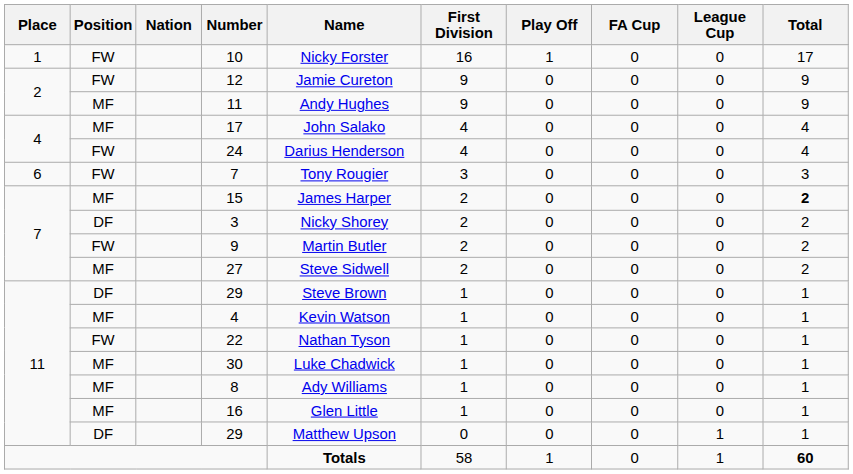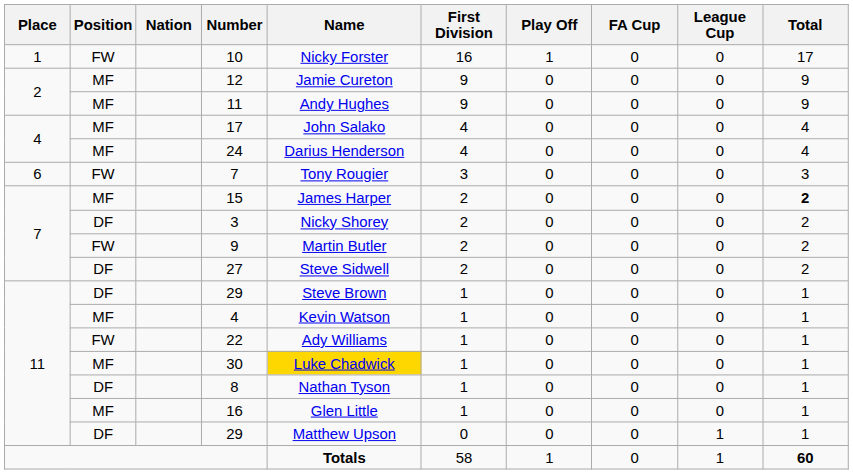(103, 80) FW -> (103, 80) MF
(103, 151) FW -> (103, 151) MF
(103, 269) MF -> (103, 269) DF
(344, 340) Nathan Tyson -> (344, 340) Ady Williams
(344, 363) no background -> (344, 363) gold background
(103, 387) MF -> (103, 387) DF
(344, 387) Ady Williams -> (344, 387) Nathan Tyson
